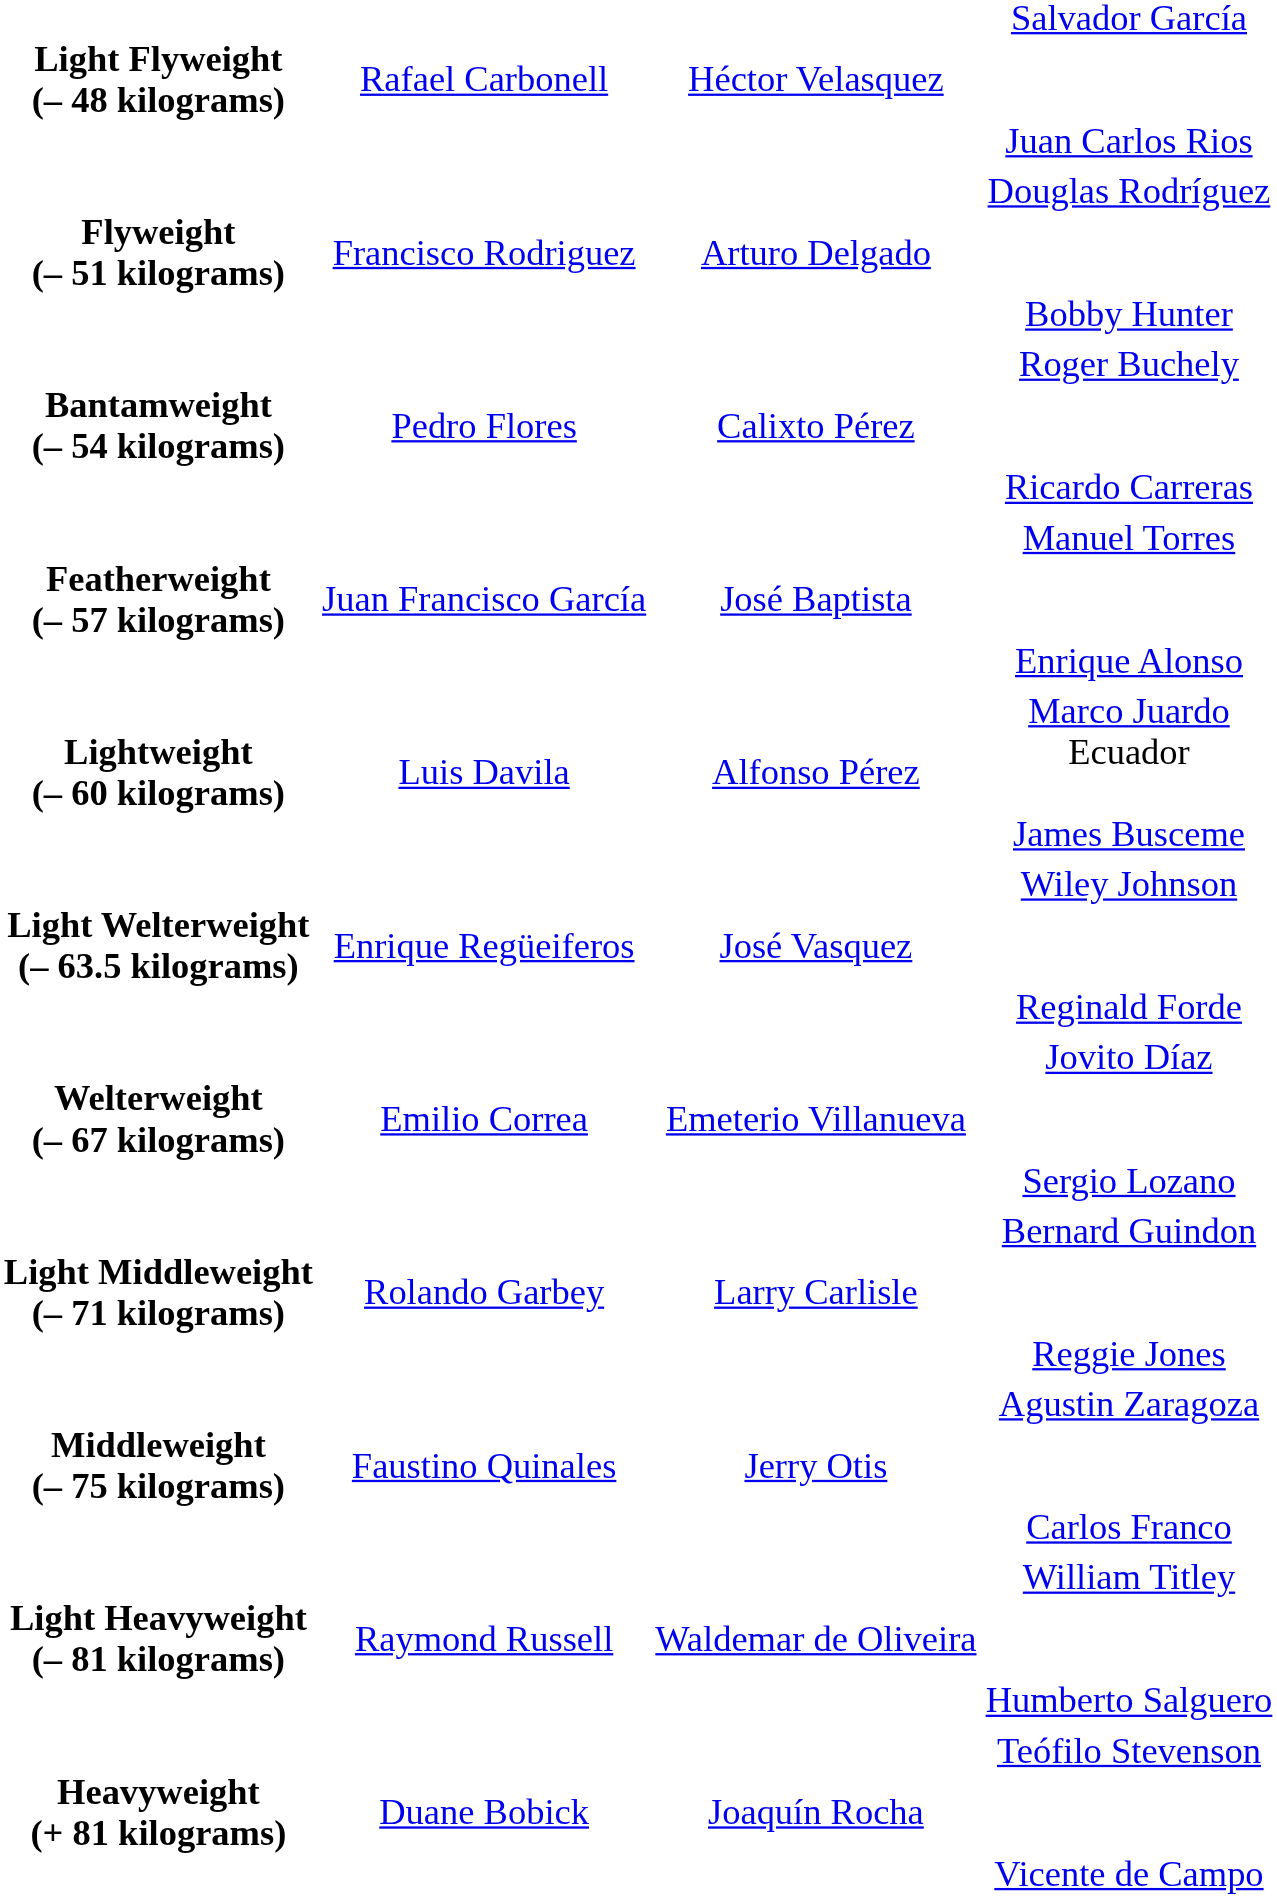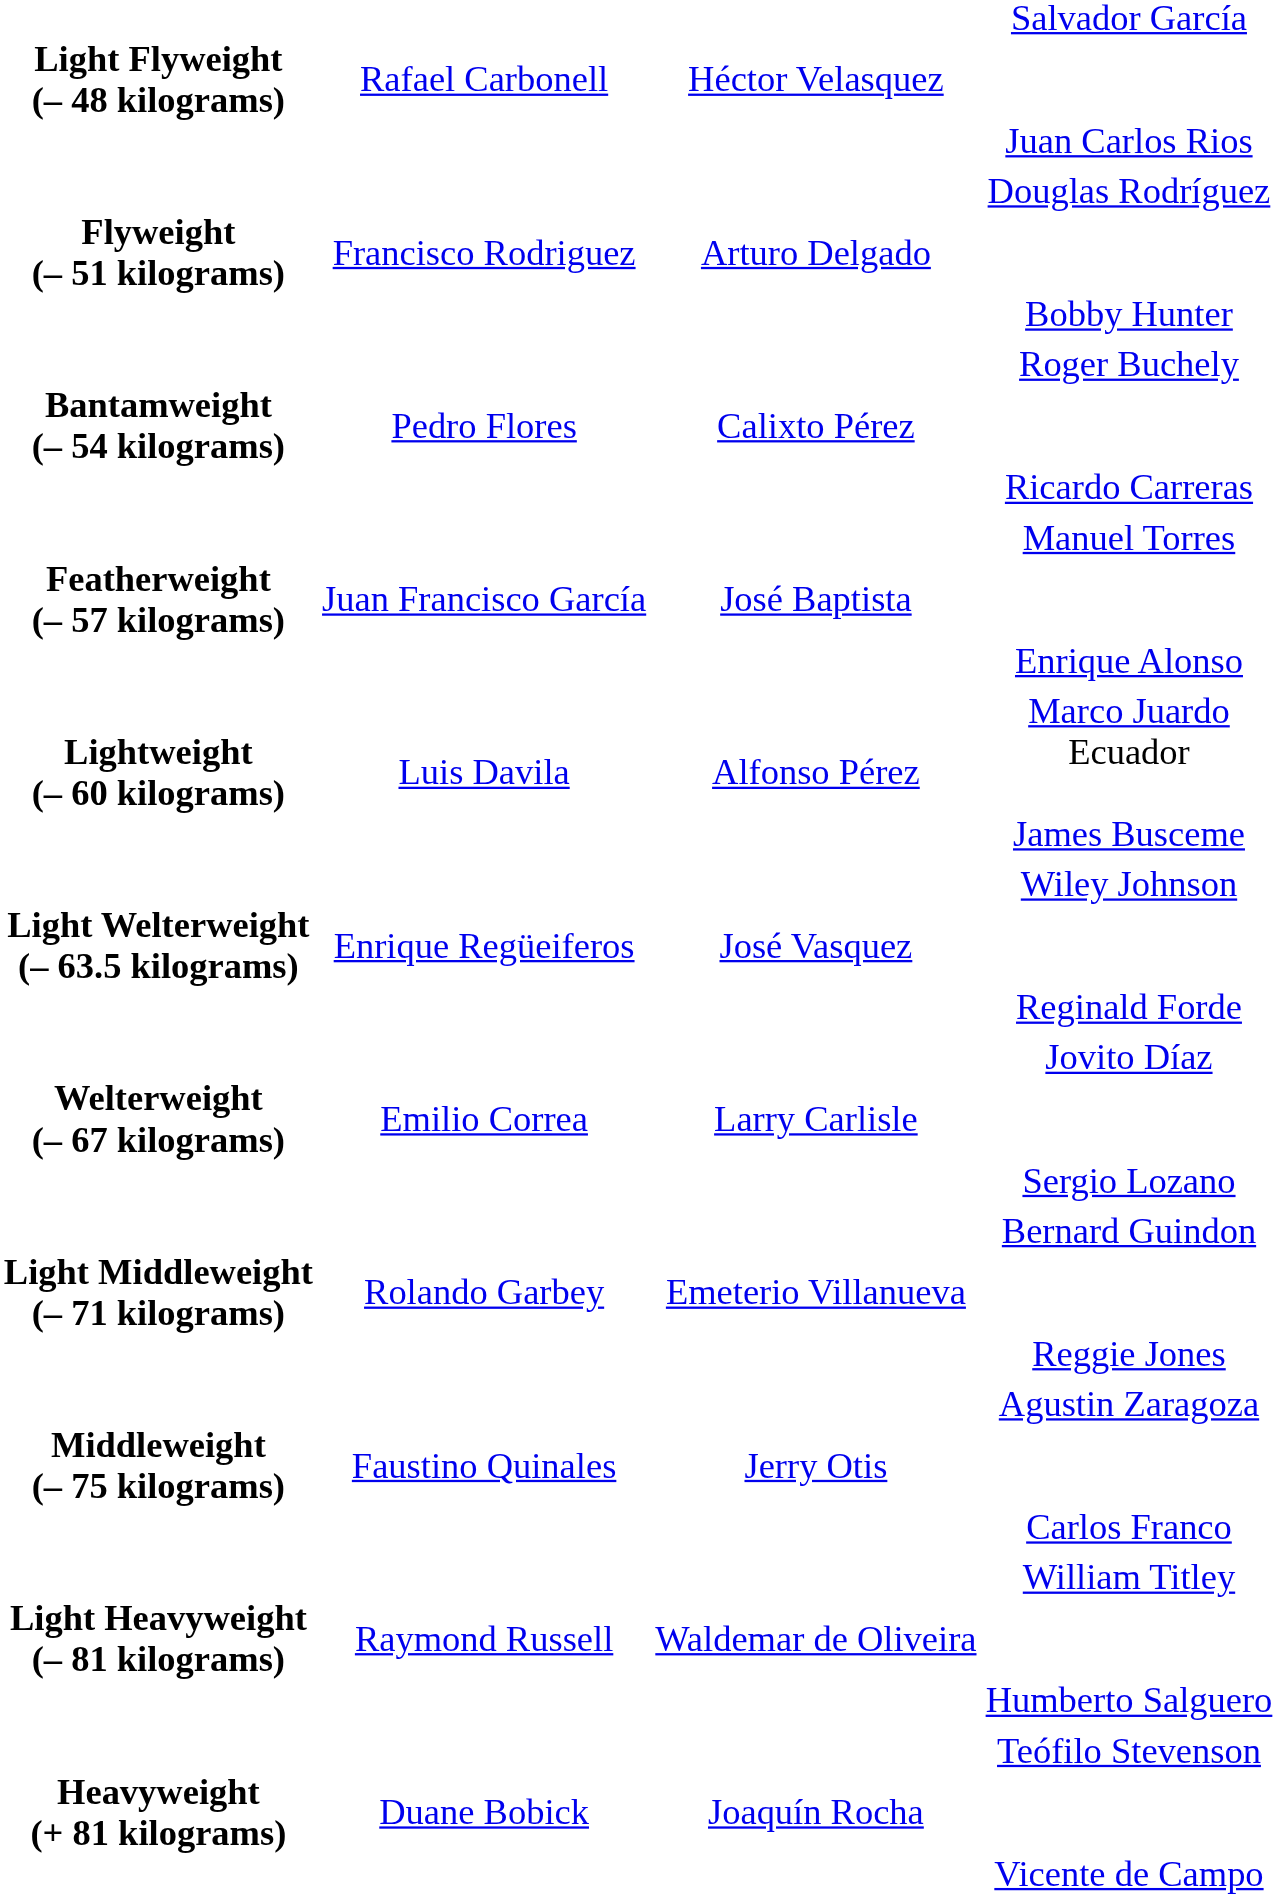(816, 1118) Emeterio Villanueva -> (816, 1118) Larry Carlisle
(816, 1292) Larry Carlisle -> (816, 1292) Emeterio Villanueva
